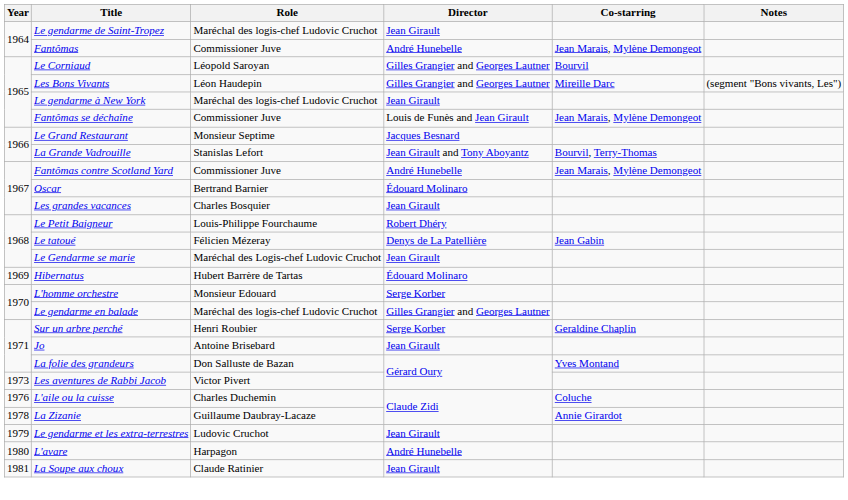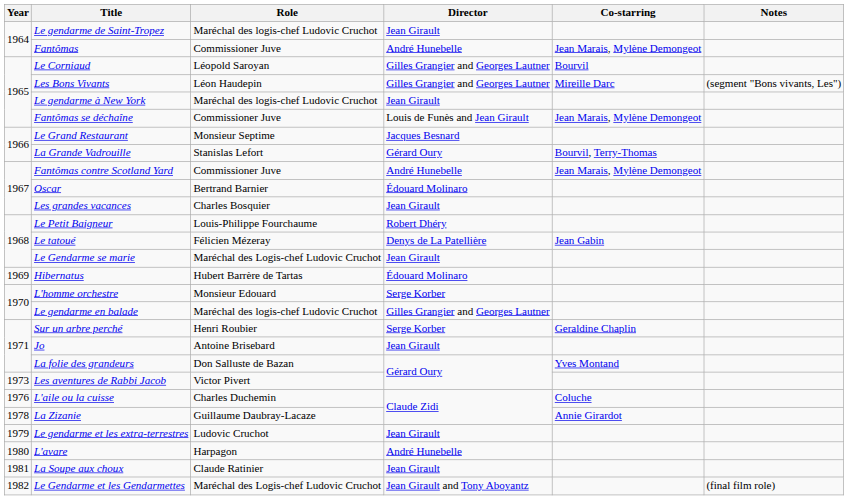(457, 153) Jean Girault and Tony Aboyantz -> (414, 153) Gérard Oury
+ row: (109, 485)
